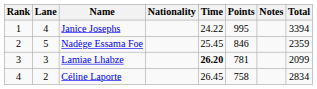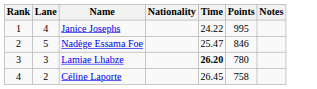- column: (299, 12)
(212, 44) 25.45 -> (212, 44) 25.47
(241, 60) 781 -> (241, 60) 780
